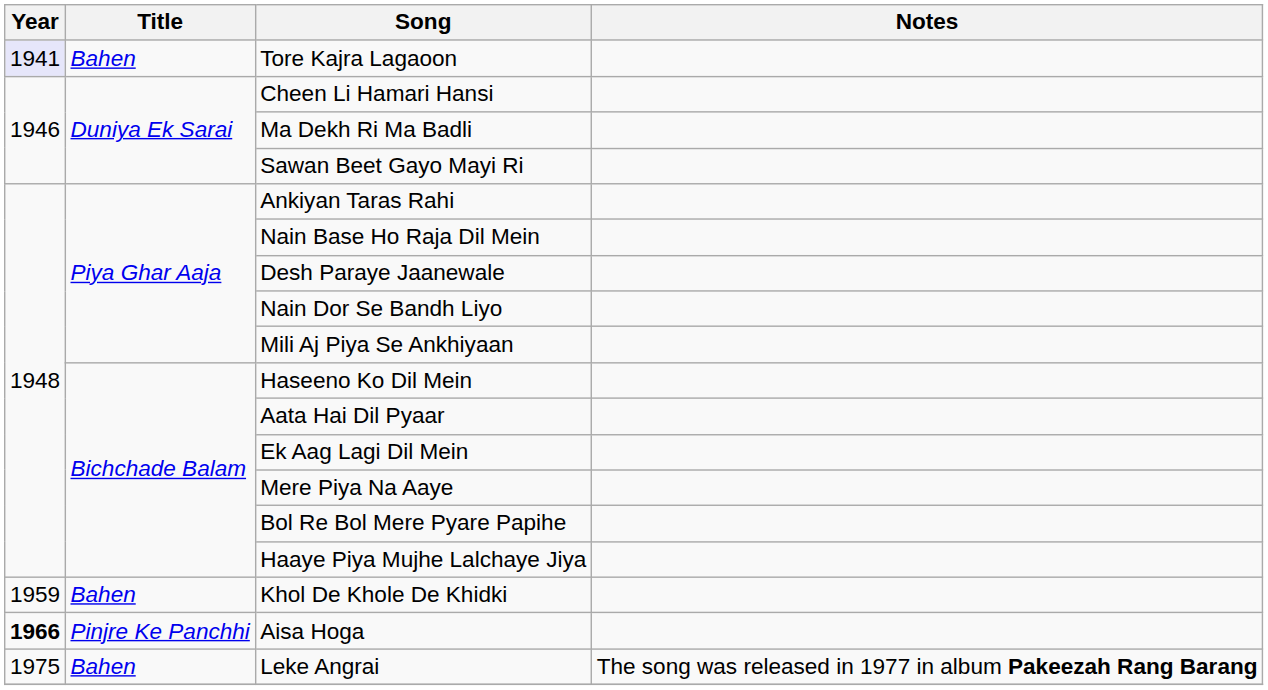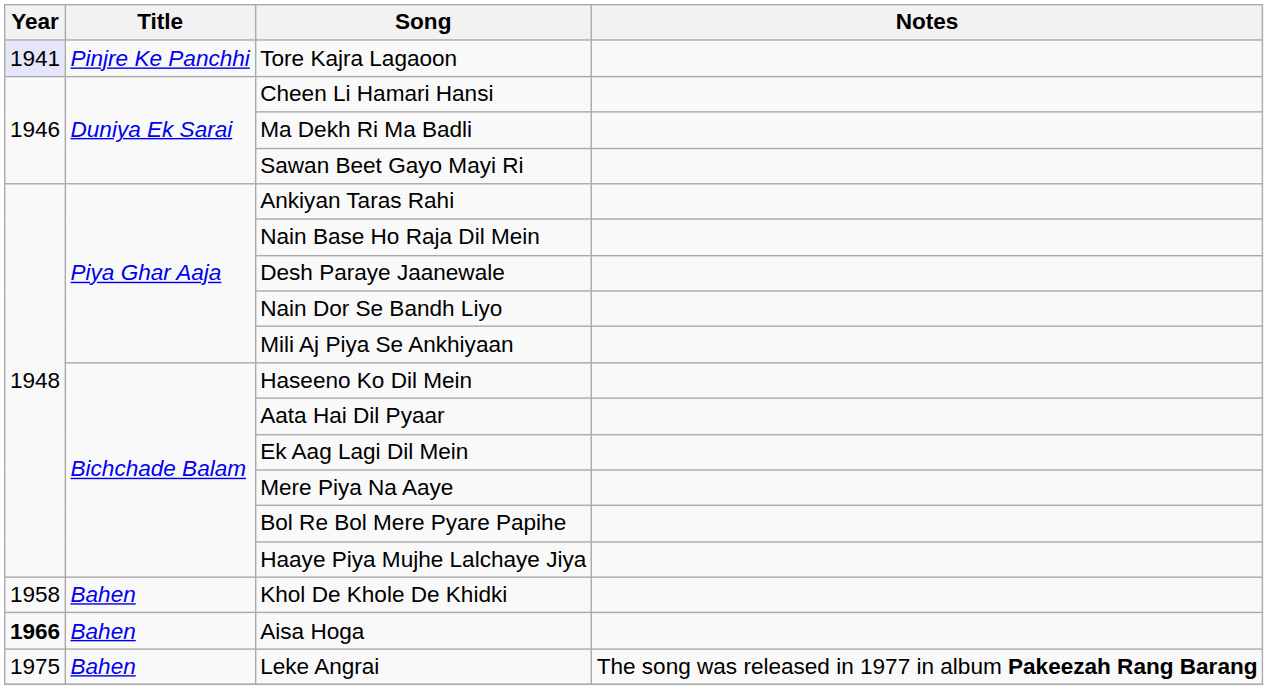(103, 58) Bahen -> (160, 58) Pinjre Ke Panchhi
(35, 594) 1959 -> (35, 594) 1958
(160, 630) Pinjre Ke Panchhi -> (103, 630) Bahen
